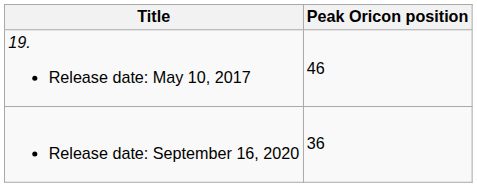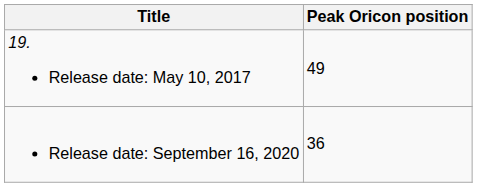(316, 68) 46 -> (316, 68) 49
